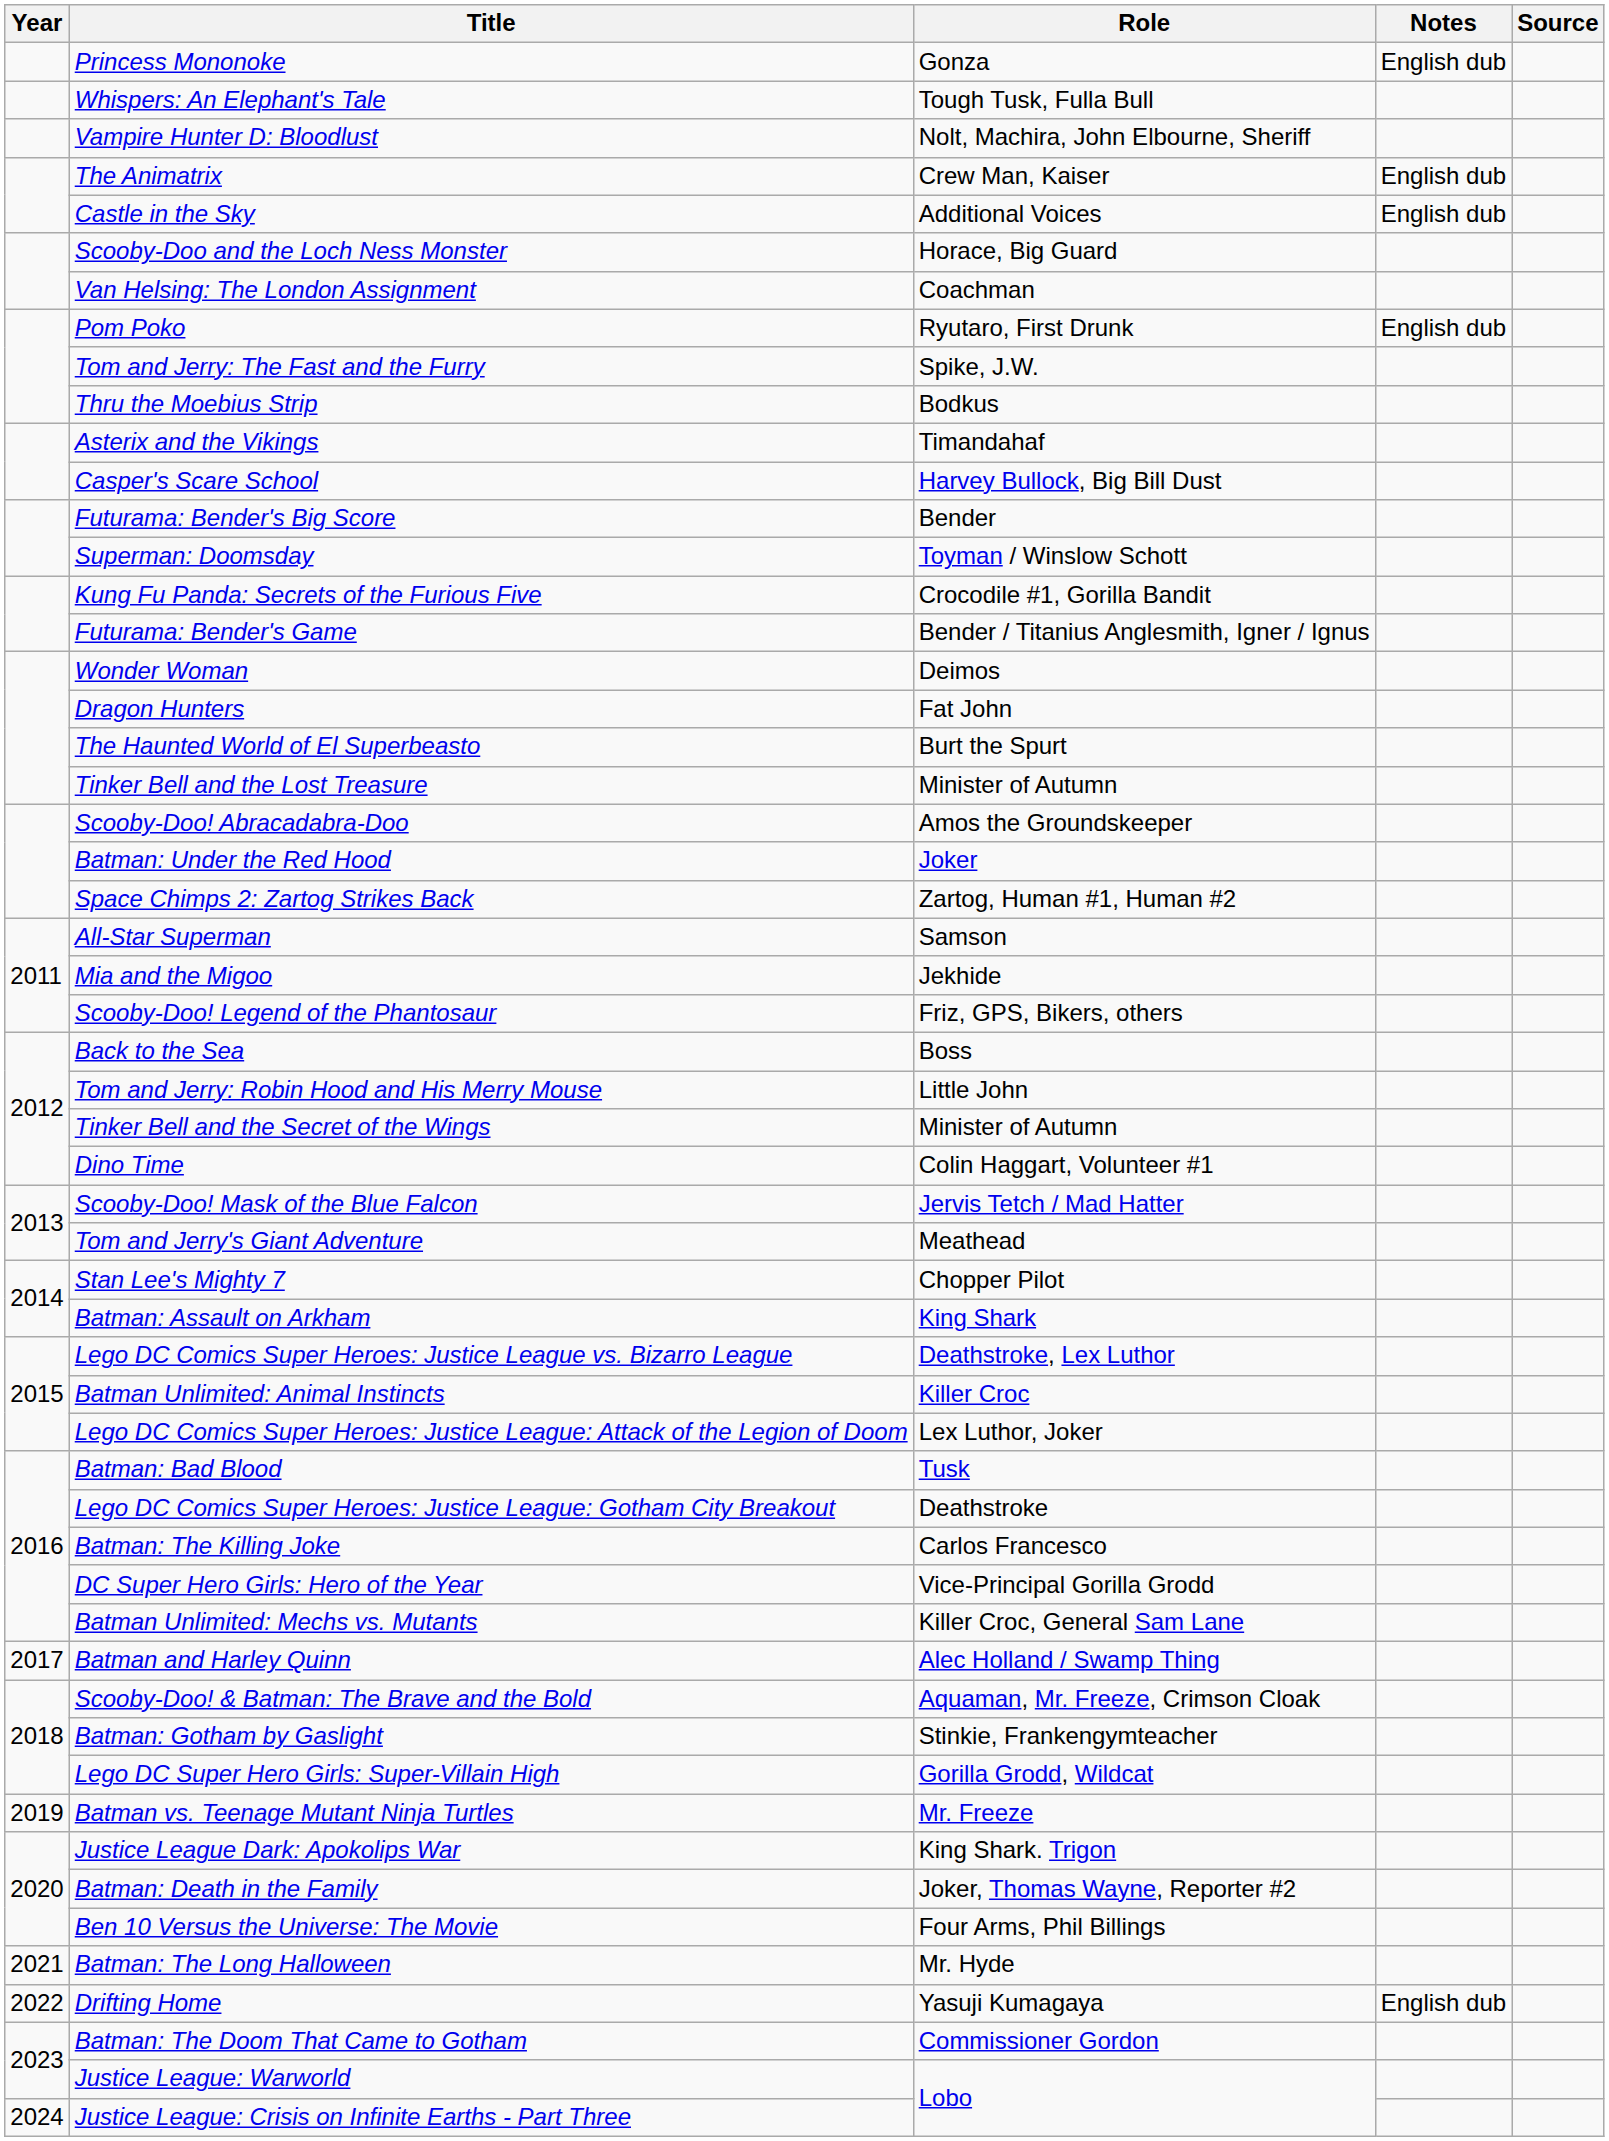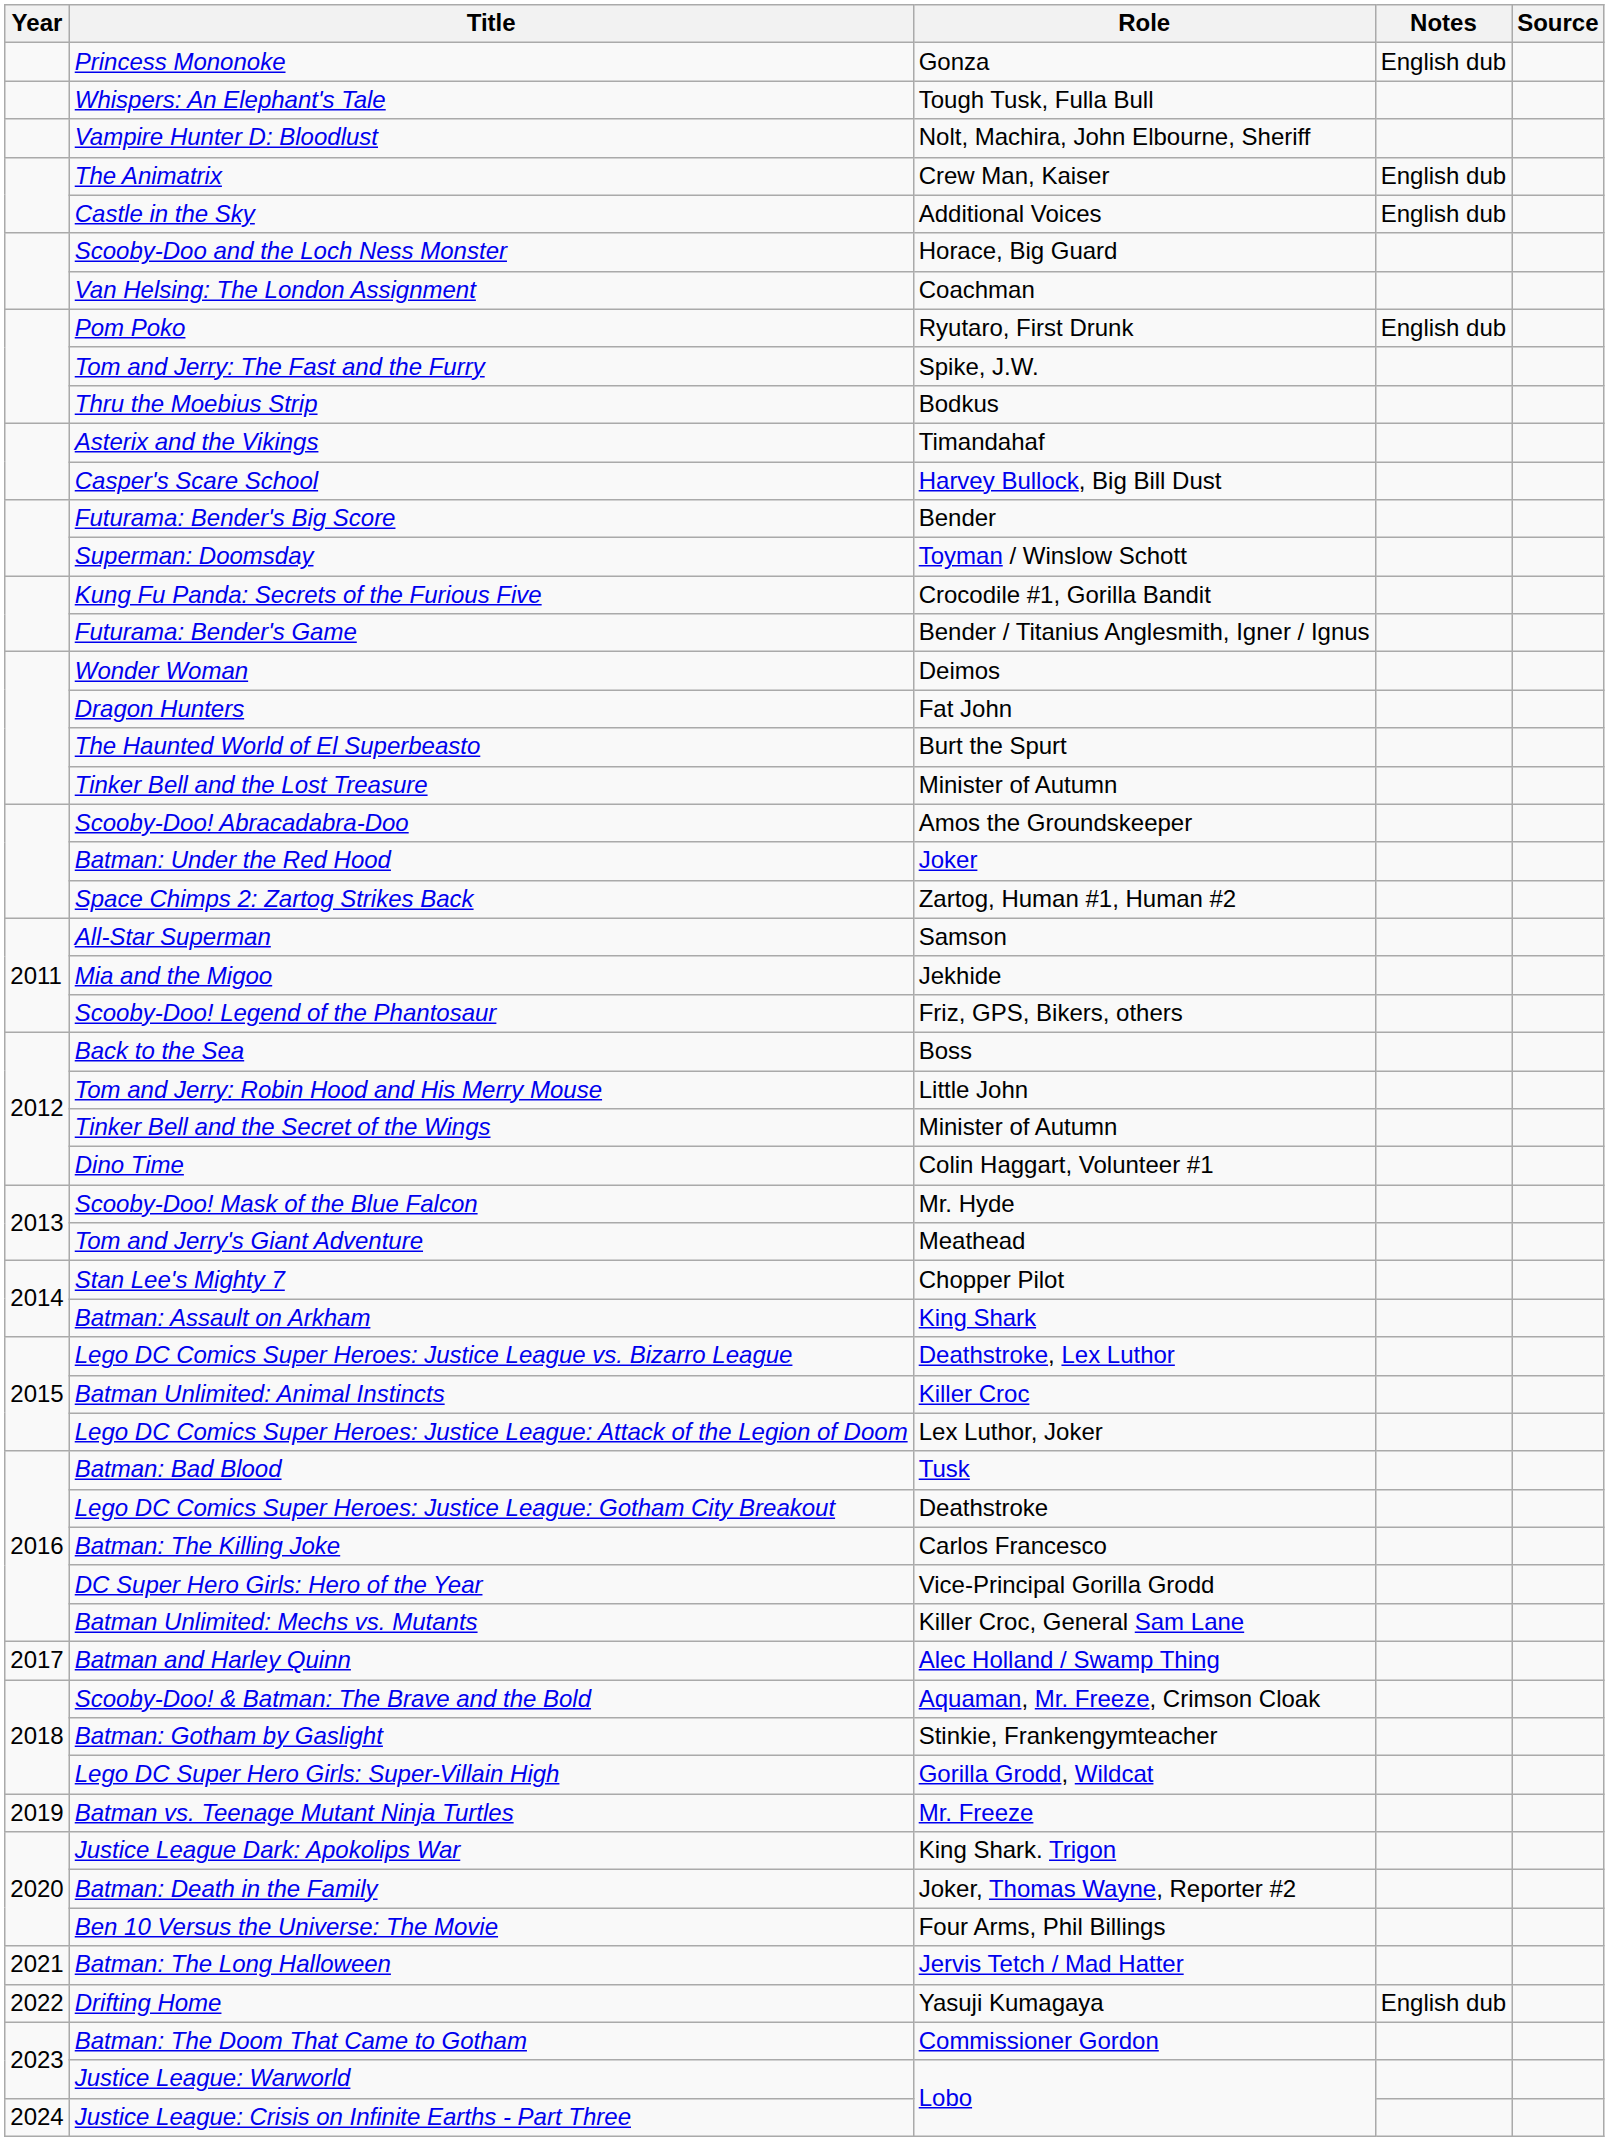(1051, 1203) Jervis Tetch / Mad Hatter -> (967, 1203) Mr. Hyde
(967, 1964) Mr. Hyde -> (1051, 1964) Jervis Tetch / Mad Hatter
